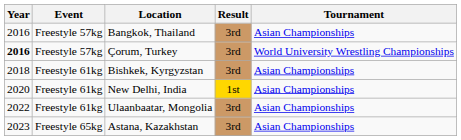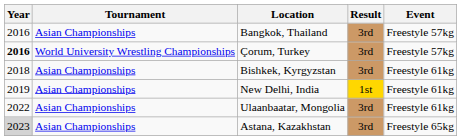columns swapped: (354, 14) <-> (69, 14)
(18, 89) 2020 -> (18, 89) 2019
(18, 126) no background -> (18, 126) lightgrey background
